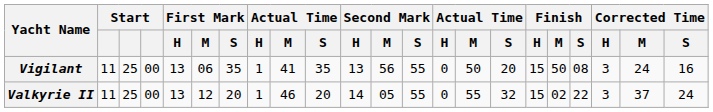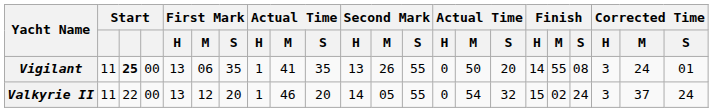(130, 69) normal -> (130, 69) bold
(387, 69) 56 -> (387, 69) 26
(537, 69) 15 -> (537, 69) 14
(559, 69) 50 -> (559, 69) 55
(686, 69) 16 -> (686, 69) 01
(130, 95) 25 -> (130, 95) 22
(473, 95) 55 -> (473, 95) 54
(581, 95) 22 -> (581, 95) 24
